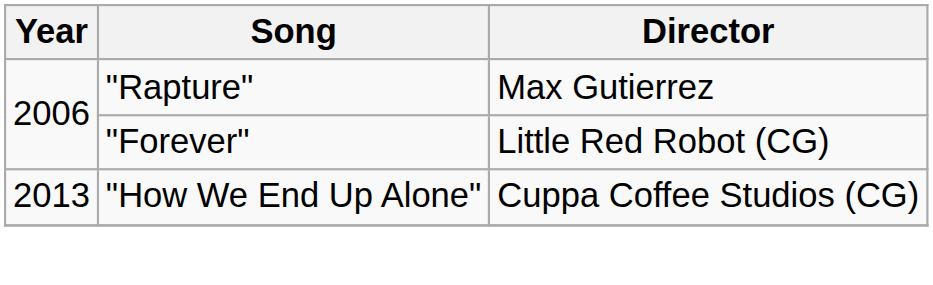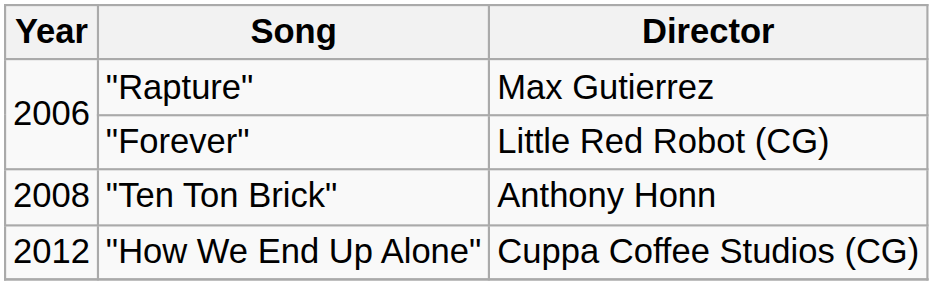+ row: (222, 196)
(51, 196) 2013 -> (51, 251) 2012
